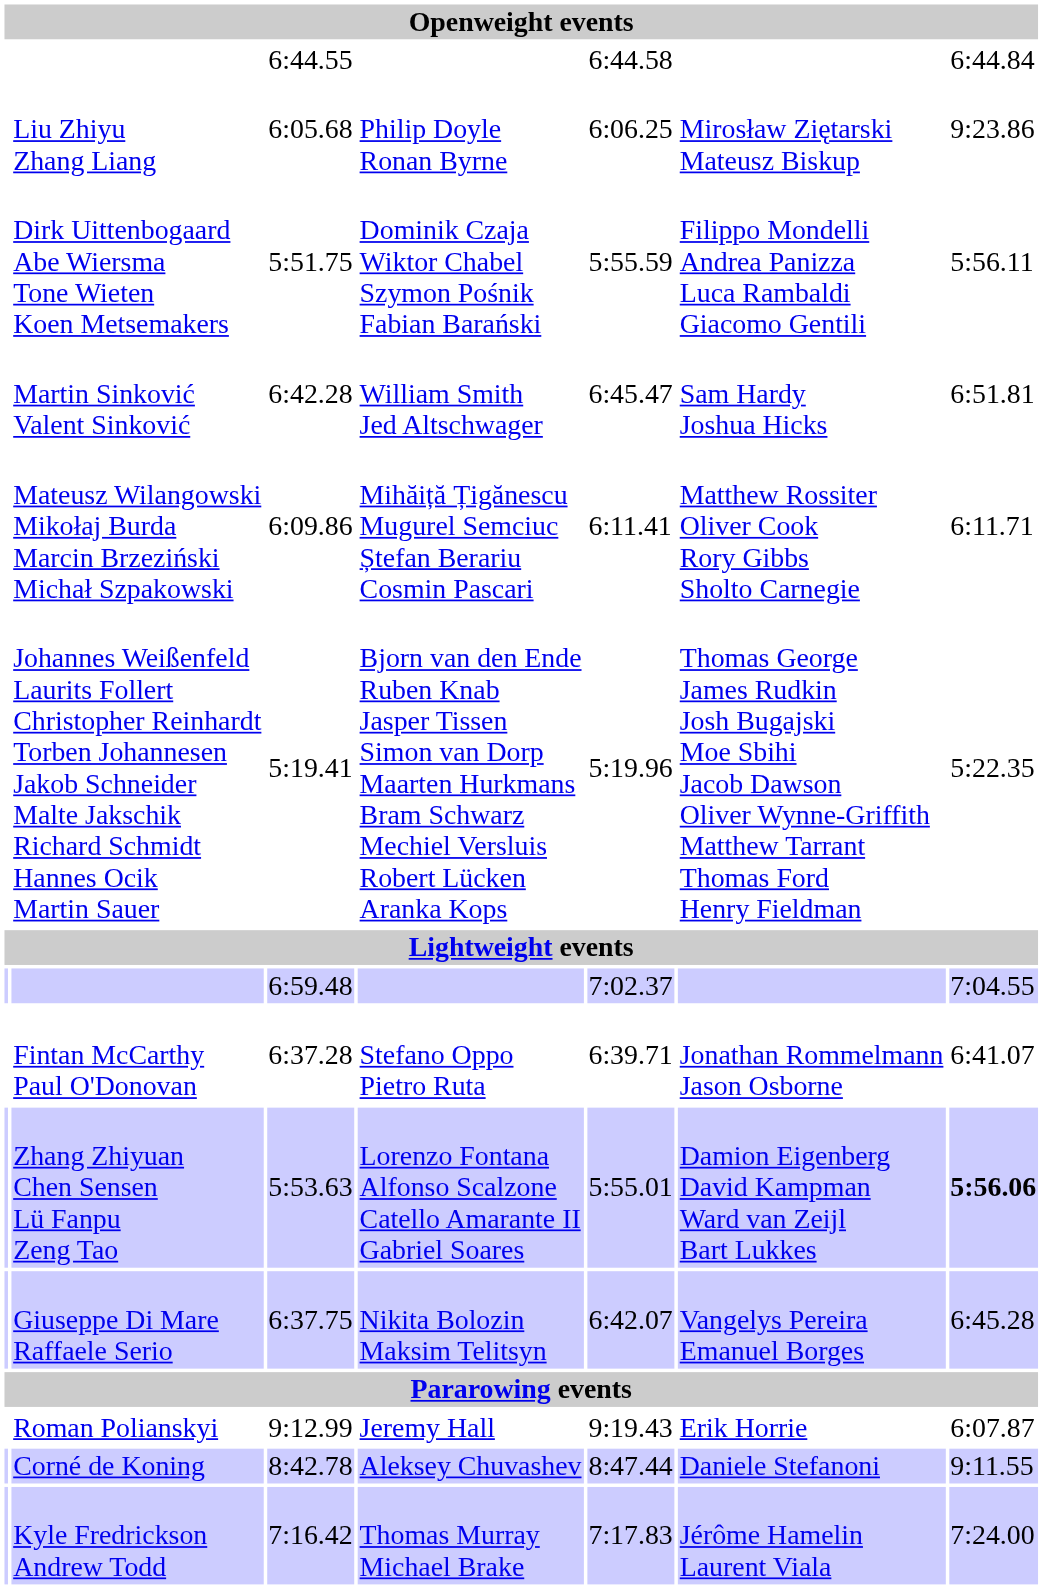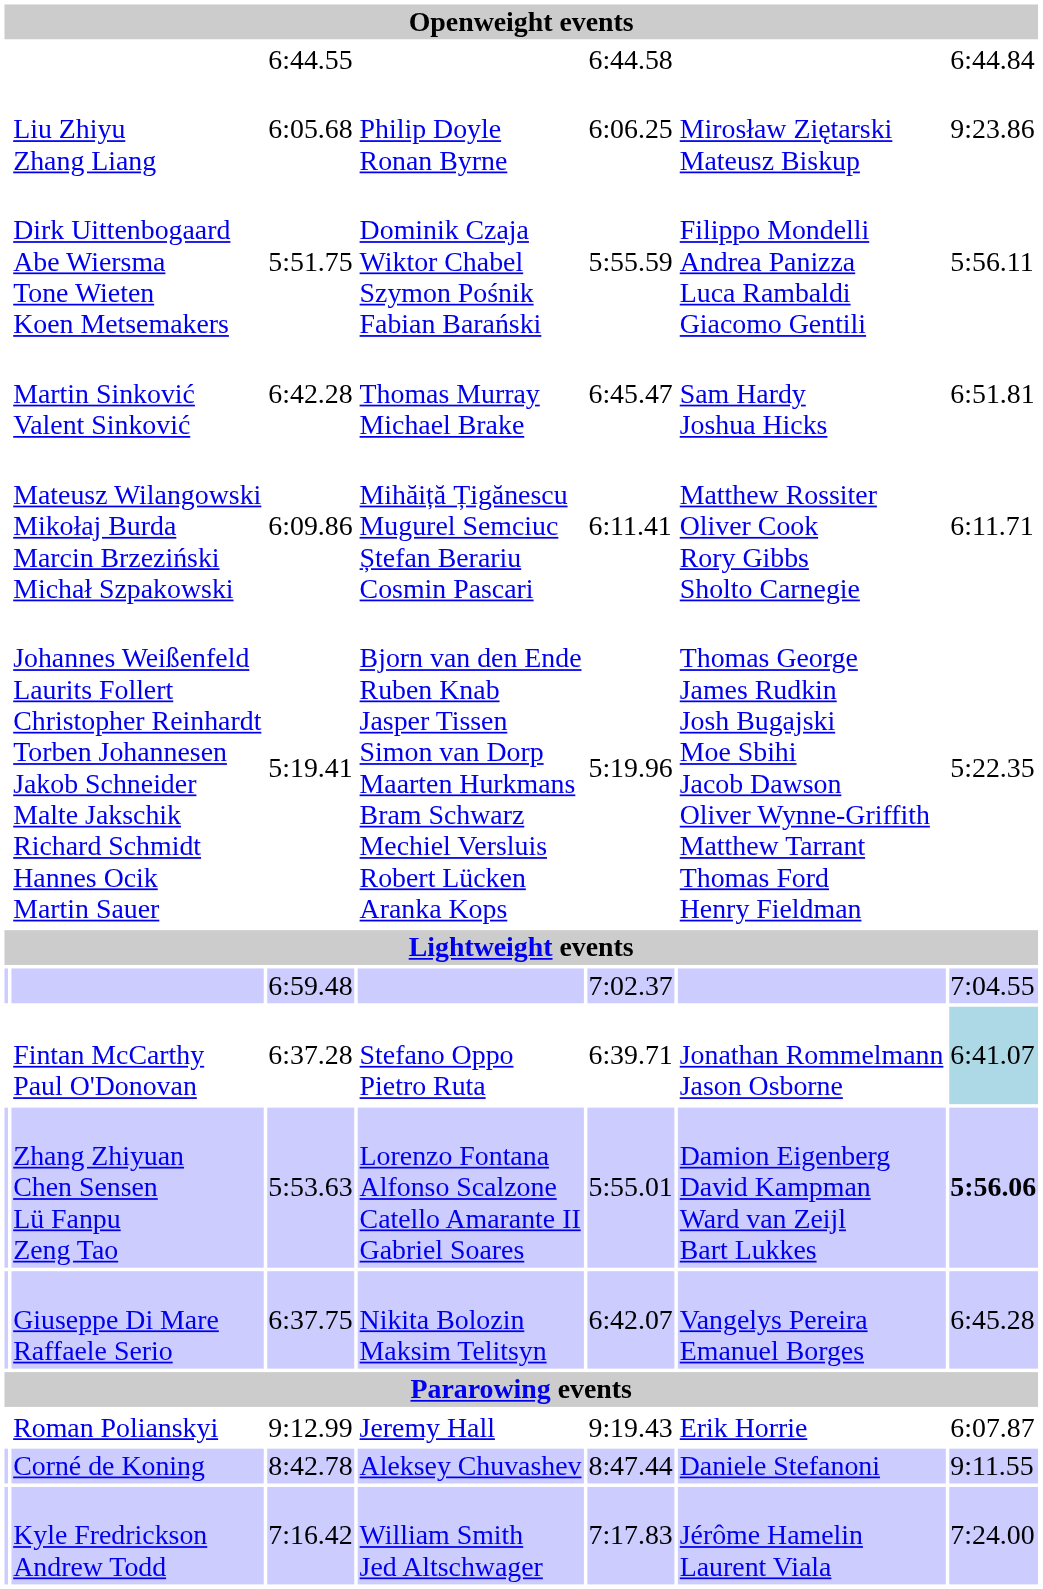(451, 409) William Smith Jed Altschwager -> (450, 409) Thomas Murray Michael Brake
(993, 1055) no background -> (993, 1055) lightblue background
(450, 1550) Thomas Murray Michael Brake -> (451, 1550) William Smith Jed Altschwager
